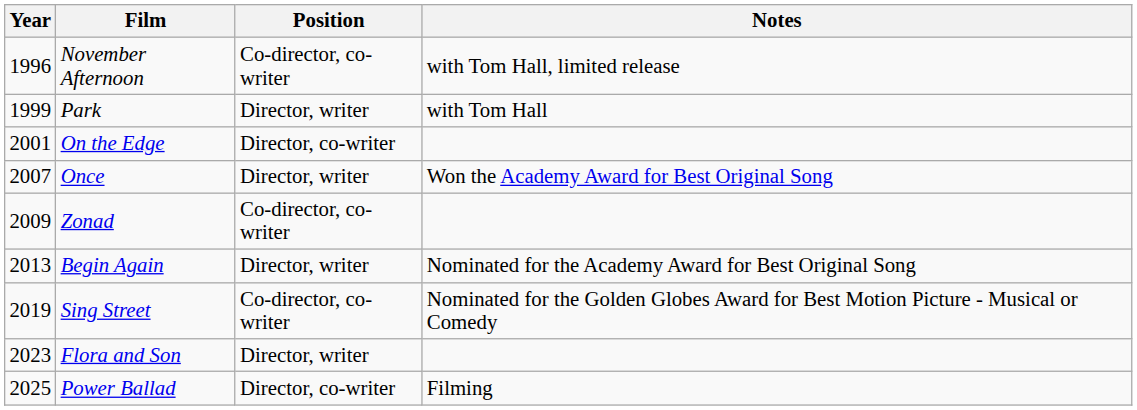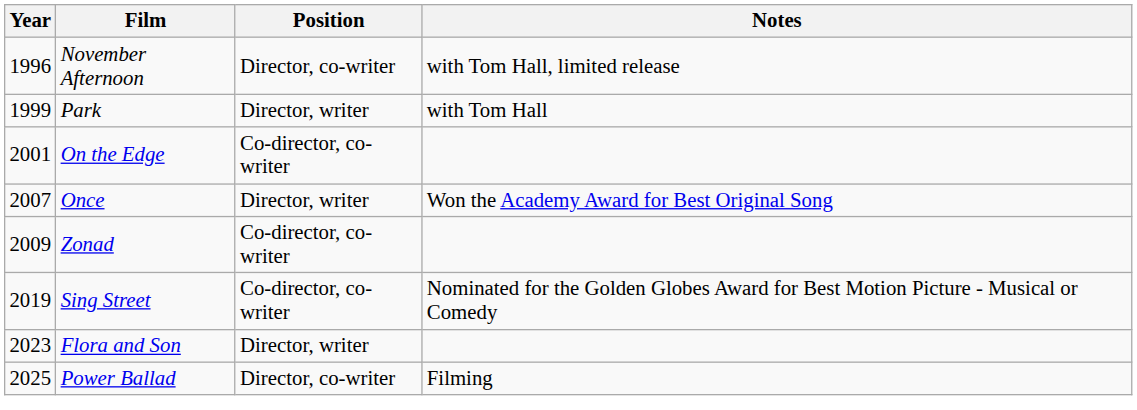(306, 65) Co-director, co-writer -> (318, 65) Director, co-writer
(318, 143) Director, co-writer -> (306, 155) Co-director, co-writer
- row: (112, 265)
